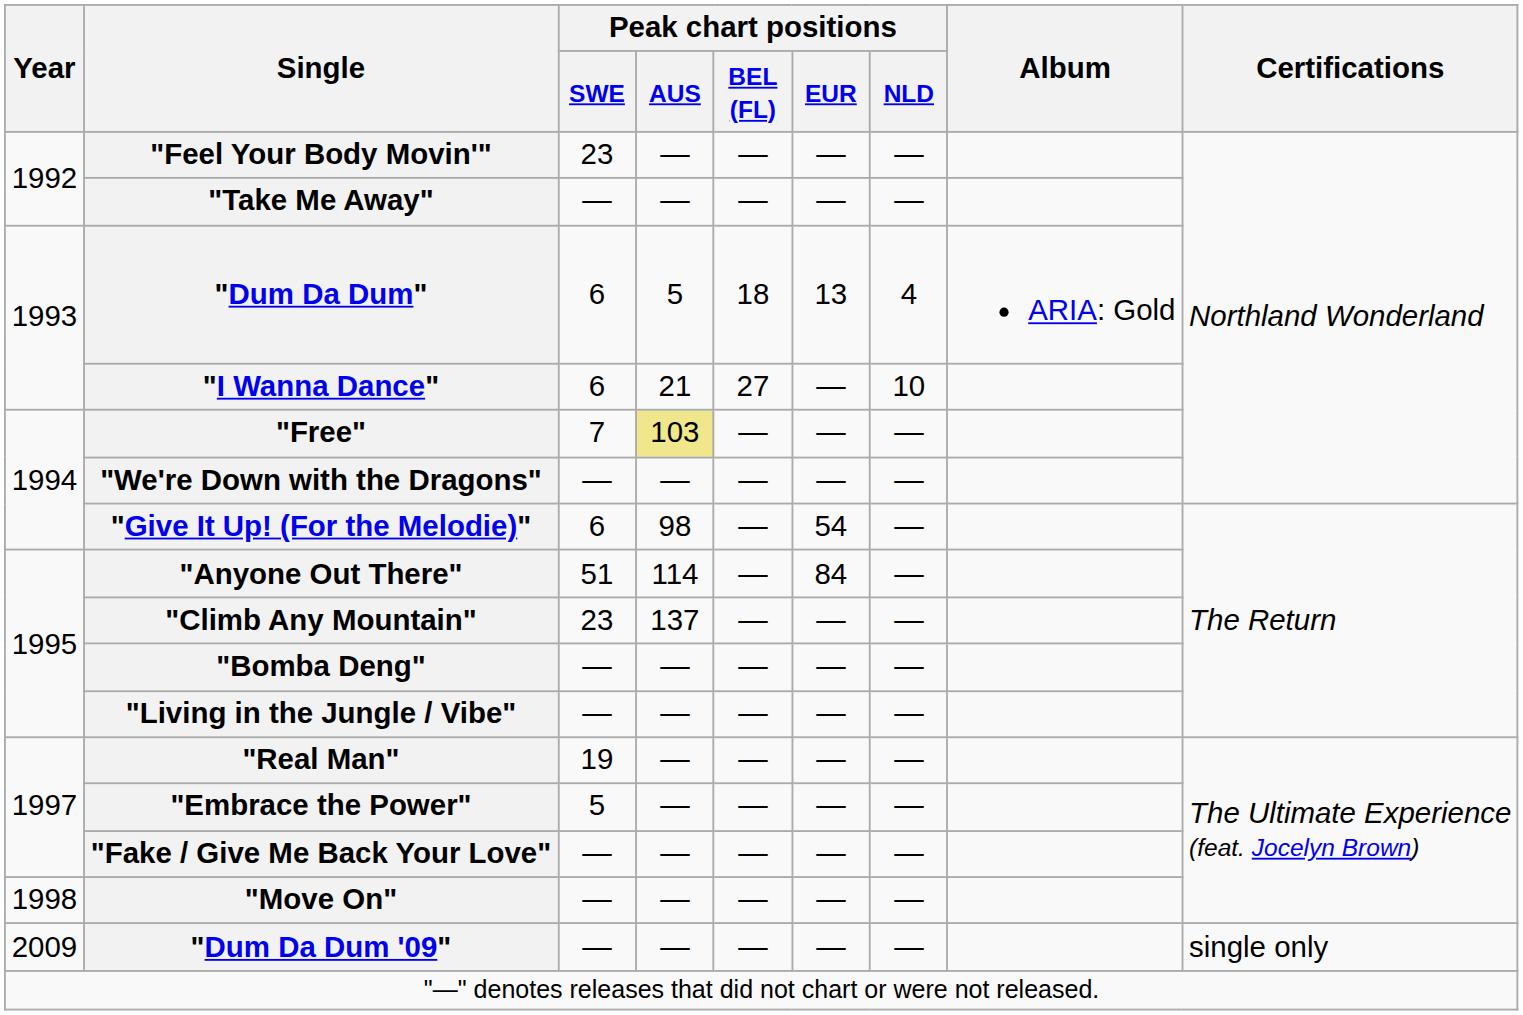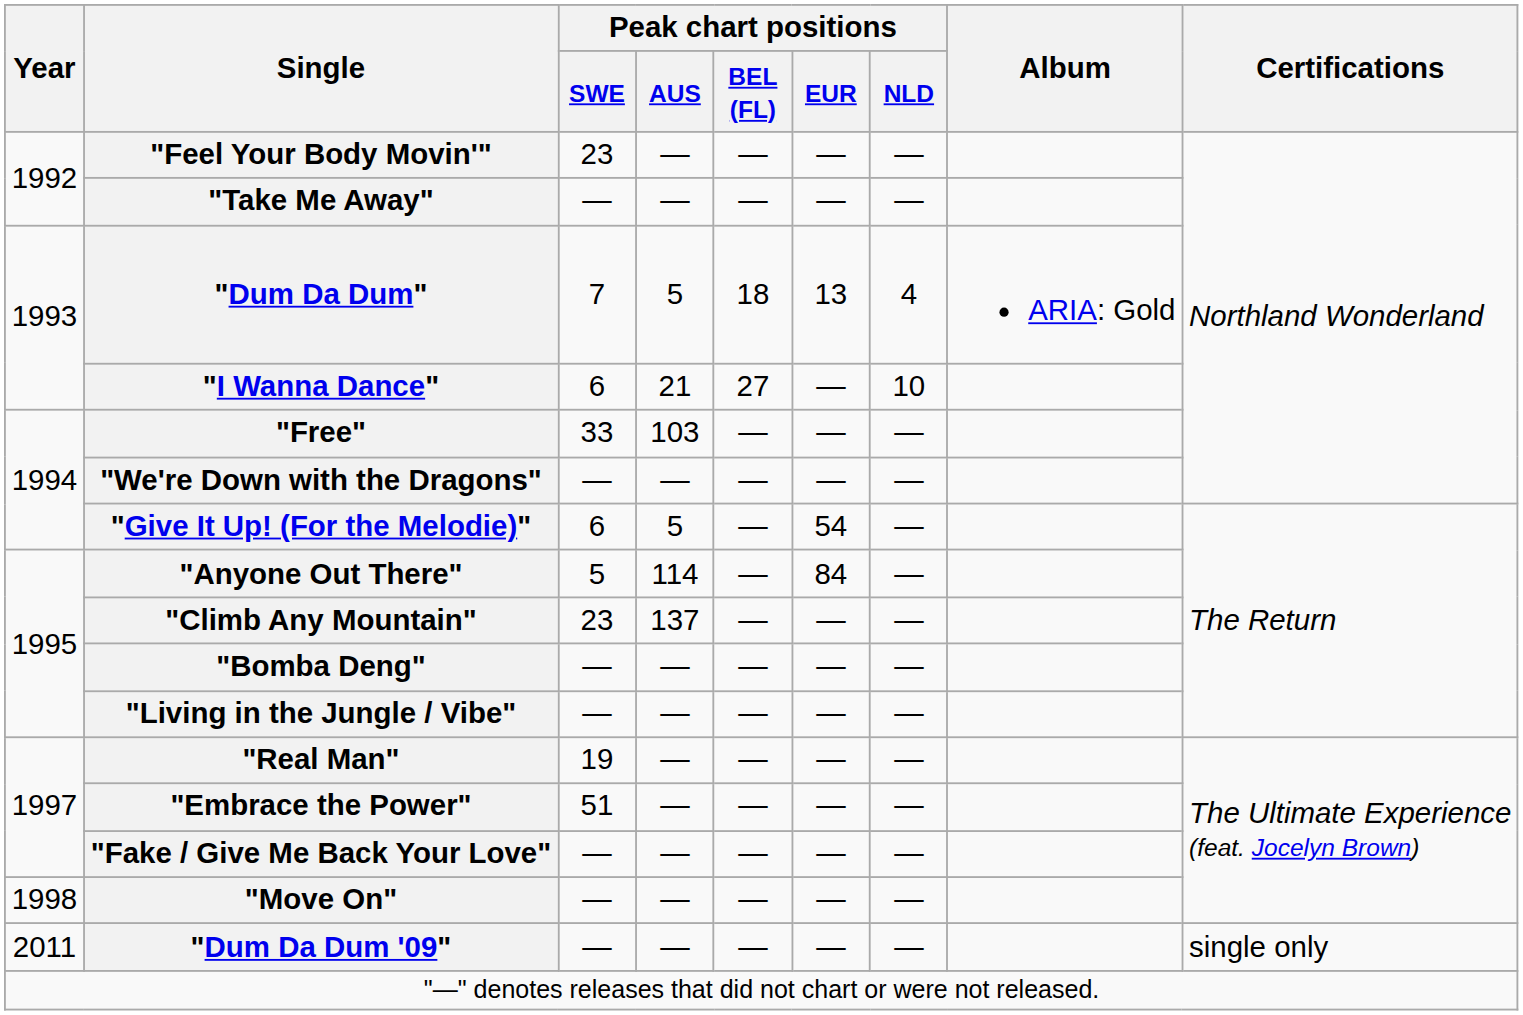(597, 293) 6 -> (597, 293) 7
(597, 433) 7 -> (597, 433) 33
(675, 433) khaki background -> (675, 433) no background
(675, 526) 98 -> (675, 526) 5
(597, 573) 51 -> (597, 573) 5
(597, 806) 5 -> (597, 806) 51
(44, 946) 2009 -> (44, 946) 2011
